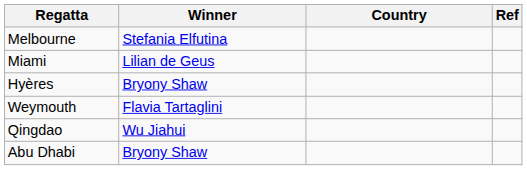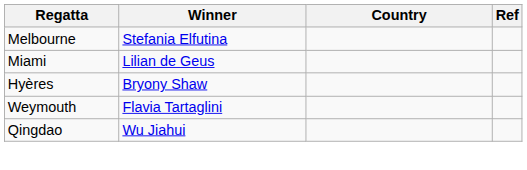- row: (41, 152)
